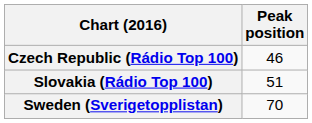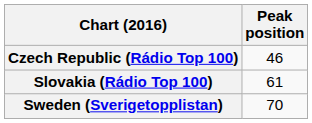(275, 81) 51 -> (275, 81) 61
